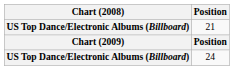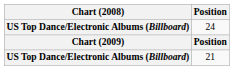rows swapped: (210, 27) <-> (210, 57)
